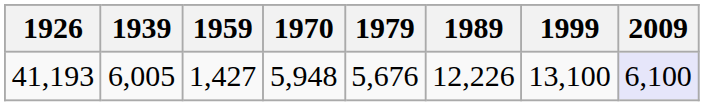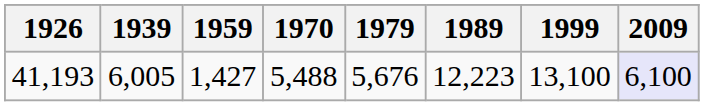(304, 75) 5,948 -> (304, 75) 5,488
(473, 75) 12,226 -> (473, 75) 12,223
